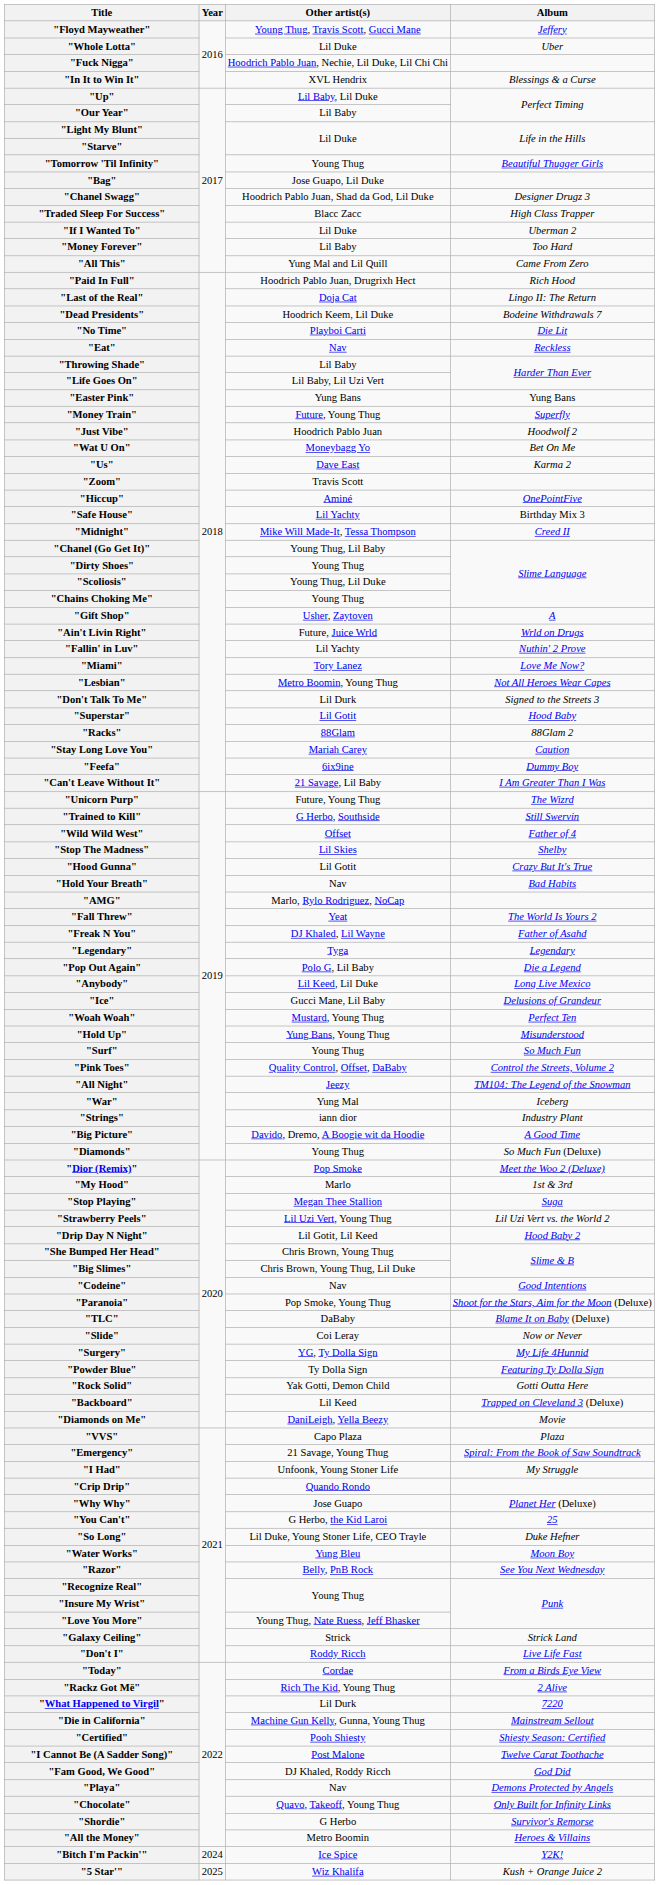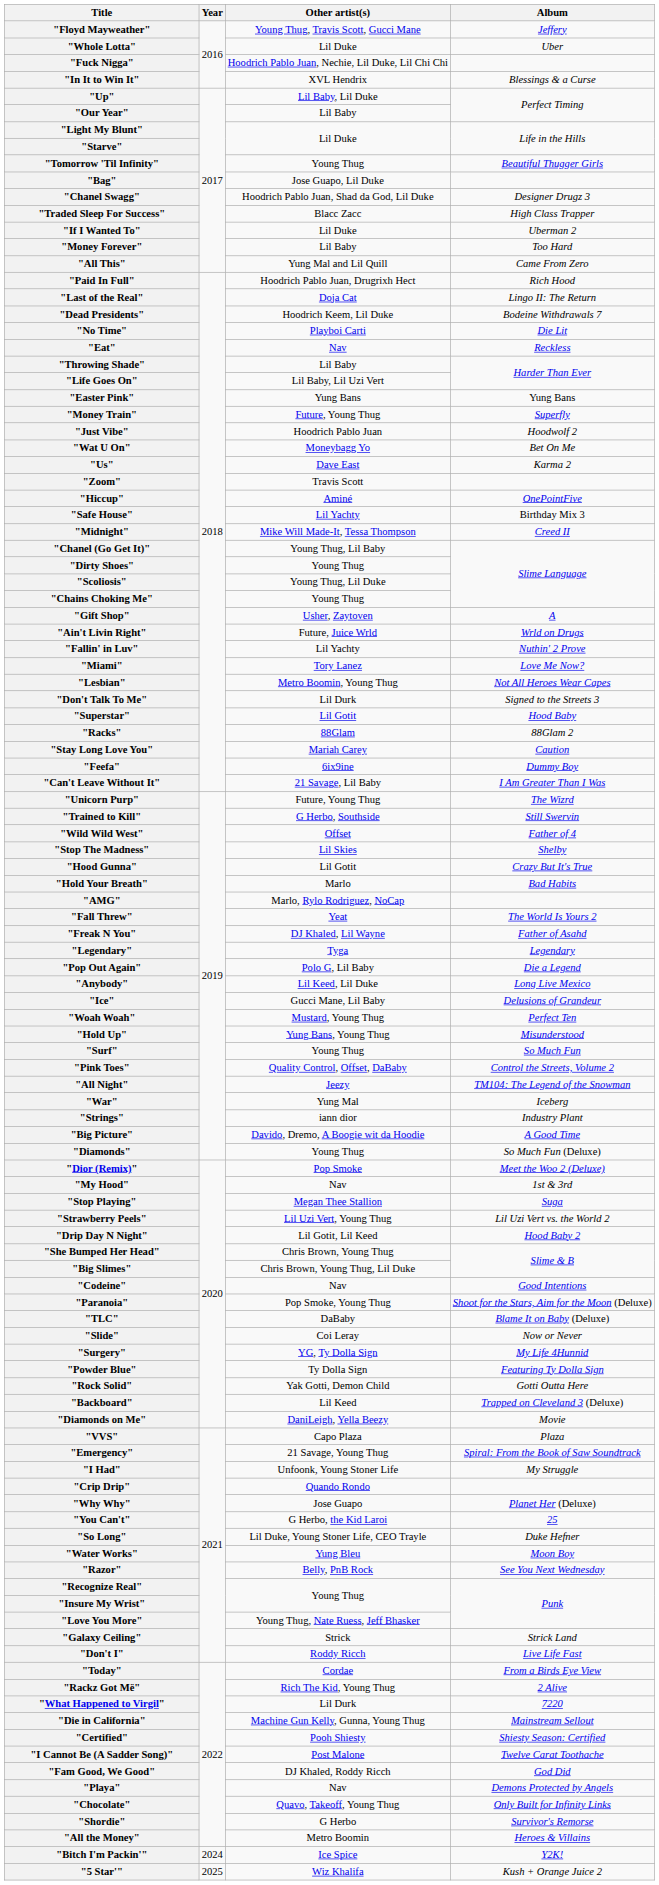(338, 883) Nav -> (338, 883) Marlo
(338, 1185) Marlo -> (338, 1185) Nav
